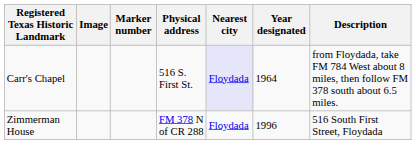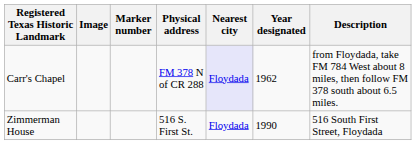(176, 78) 516 S. First St. -> (181, 78) FM 378 N of CR 288
(266, 78) 1964 -> (266, 78) 1962
(181, 125) FM 378 N of CR 288 -> (176, 125) 516 S. First St.
(266, 125) 1996 -> (266, 125) 1990
